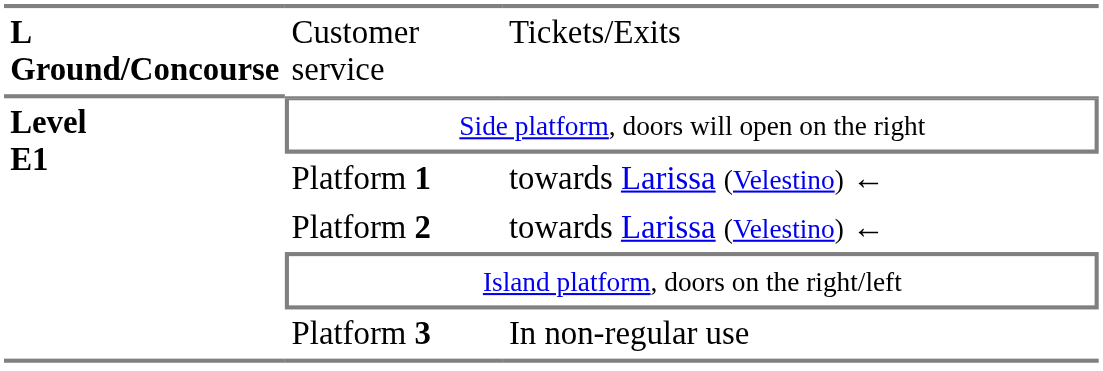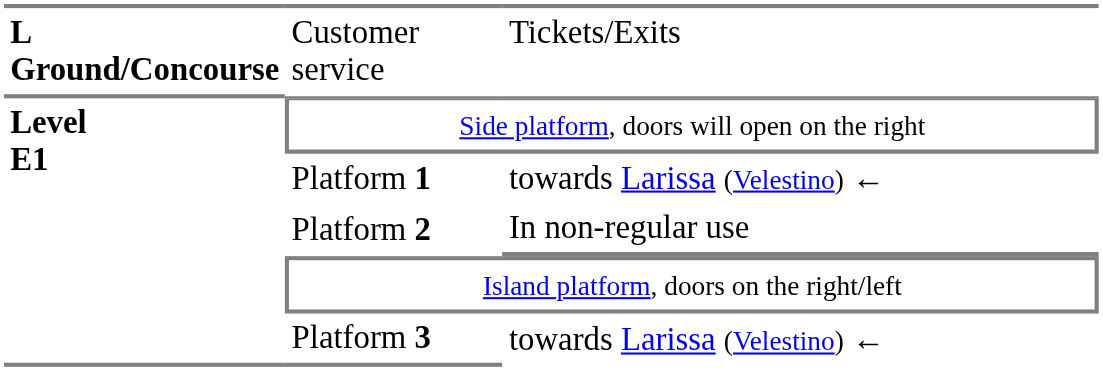(697, 226) towards Larissa (Velestino) ← -> (629, 226) In non-regular use
(629, 333) In non-regular use -> (697, 339) towards Larissa (Velestino) ←
